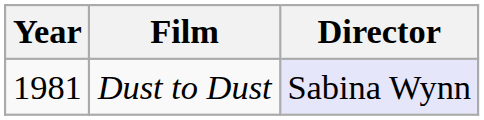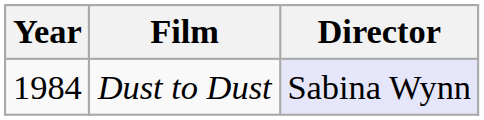(47, 86) 1981 -> (47, 86) 1984
